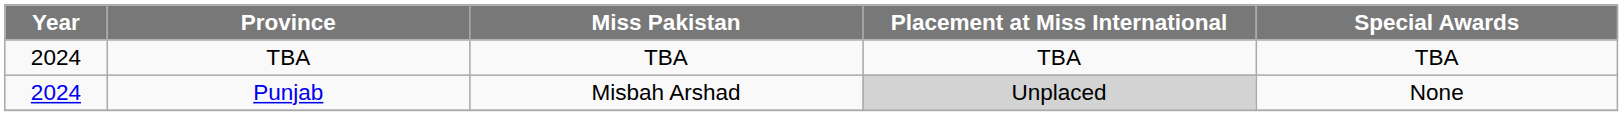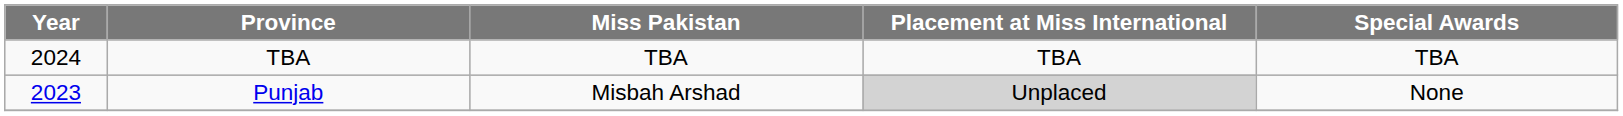(56, 92) 2024 -> (56, 92) 2023
